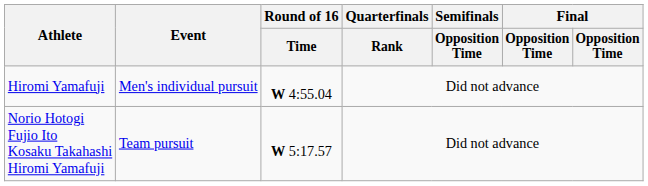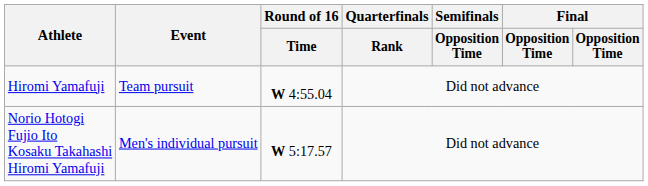(188, 86) Men's individual pursuit -> (156, 86) Team pursuit
(156, 143) Team pursuit -> (188, 143) Men's individual pursuit
